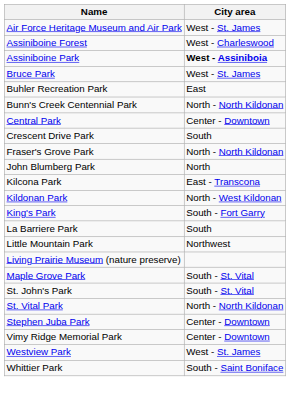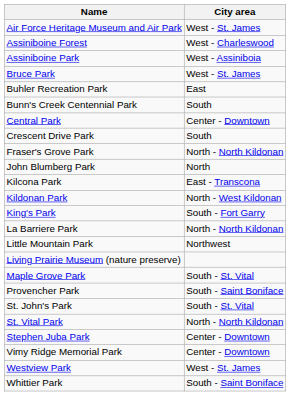(227, 58) bold -> (224, 58) normal
(235, 105) North - North Kildonan -> (199, 105) South
(199, 228) South -> (235, 228) North - North Kildonan
+ row: (43, 290)
